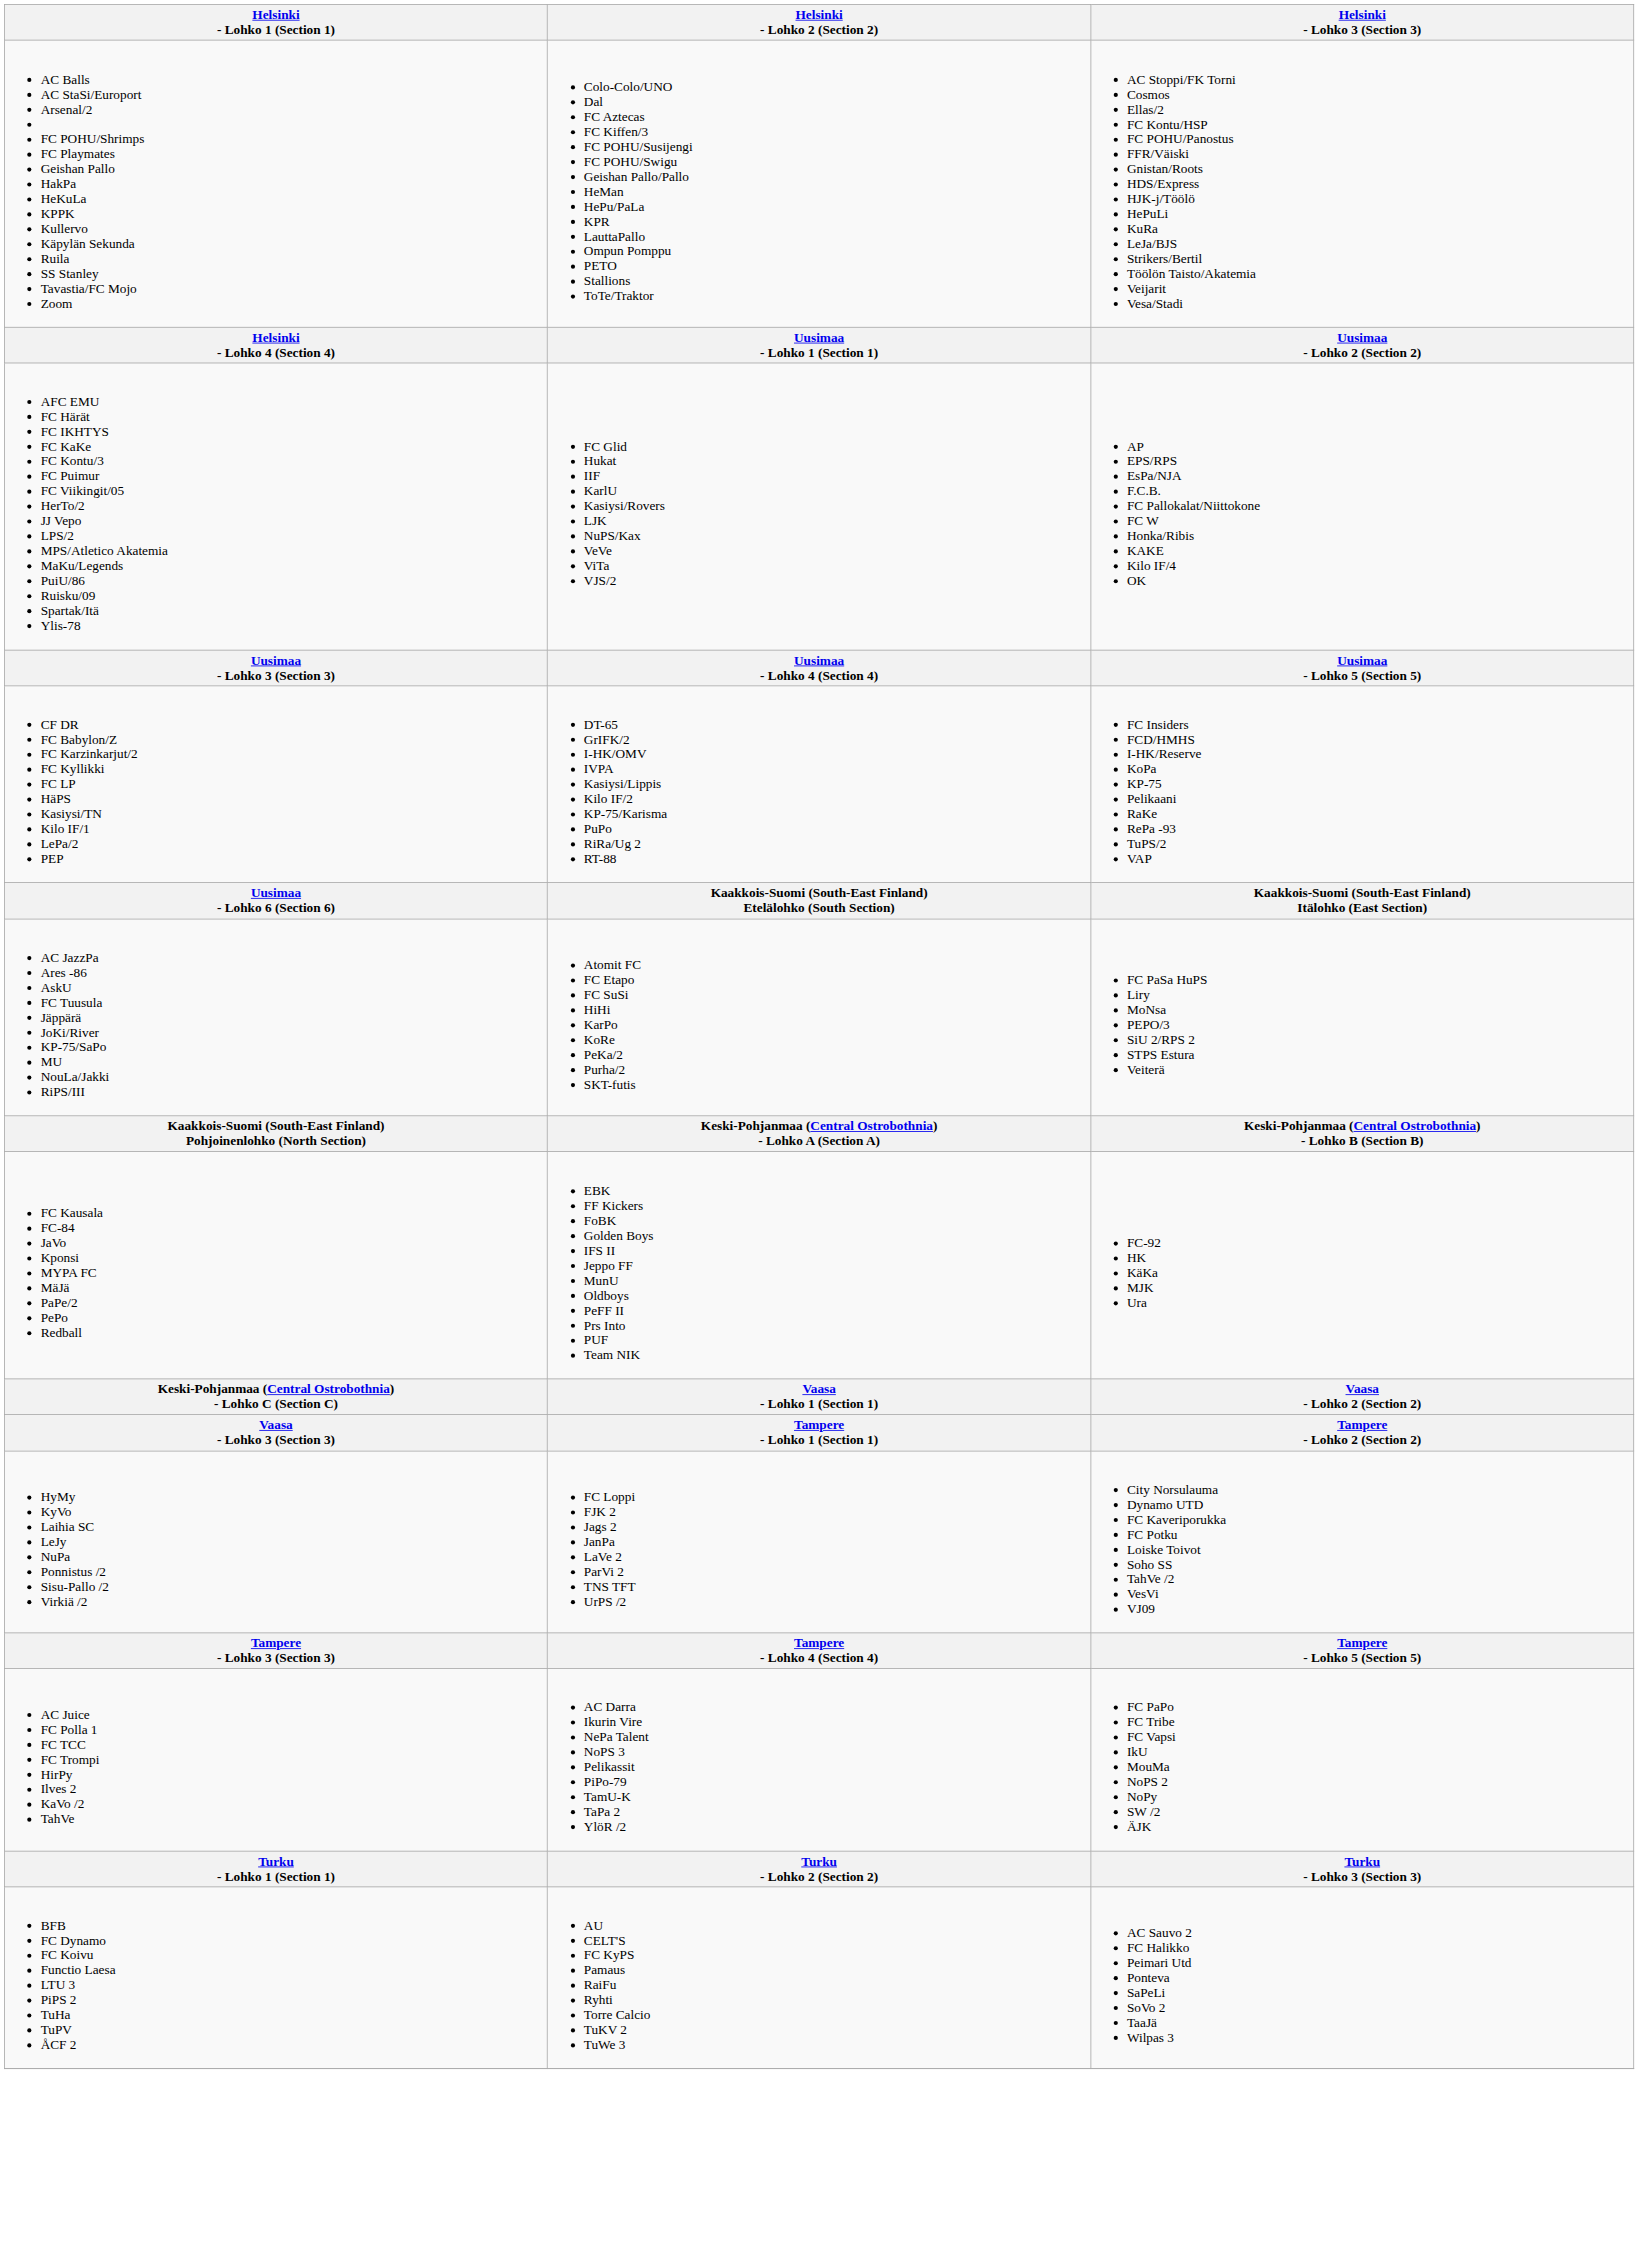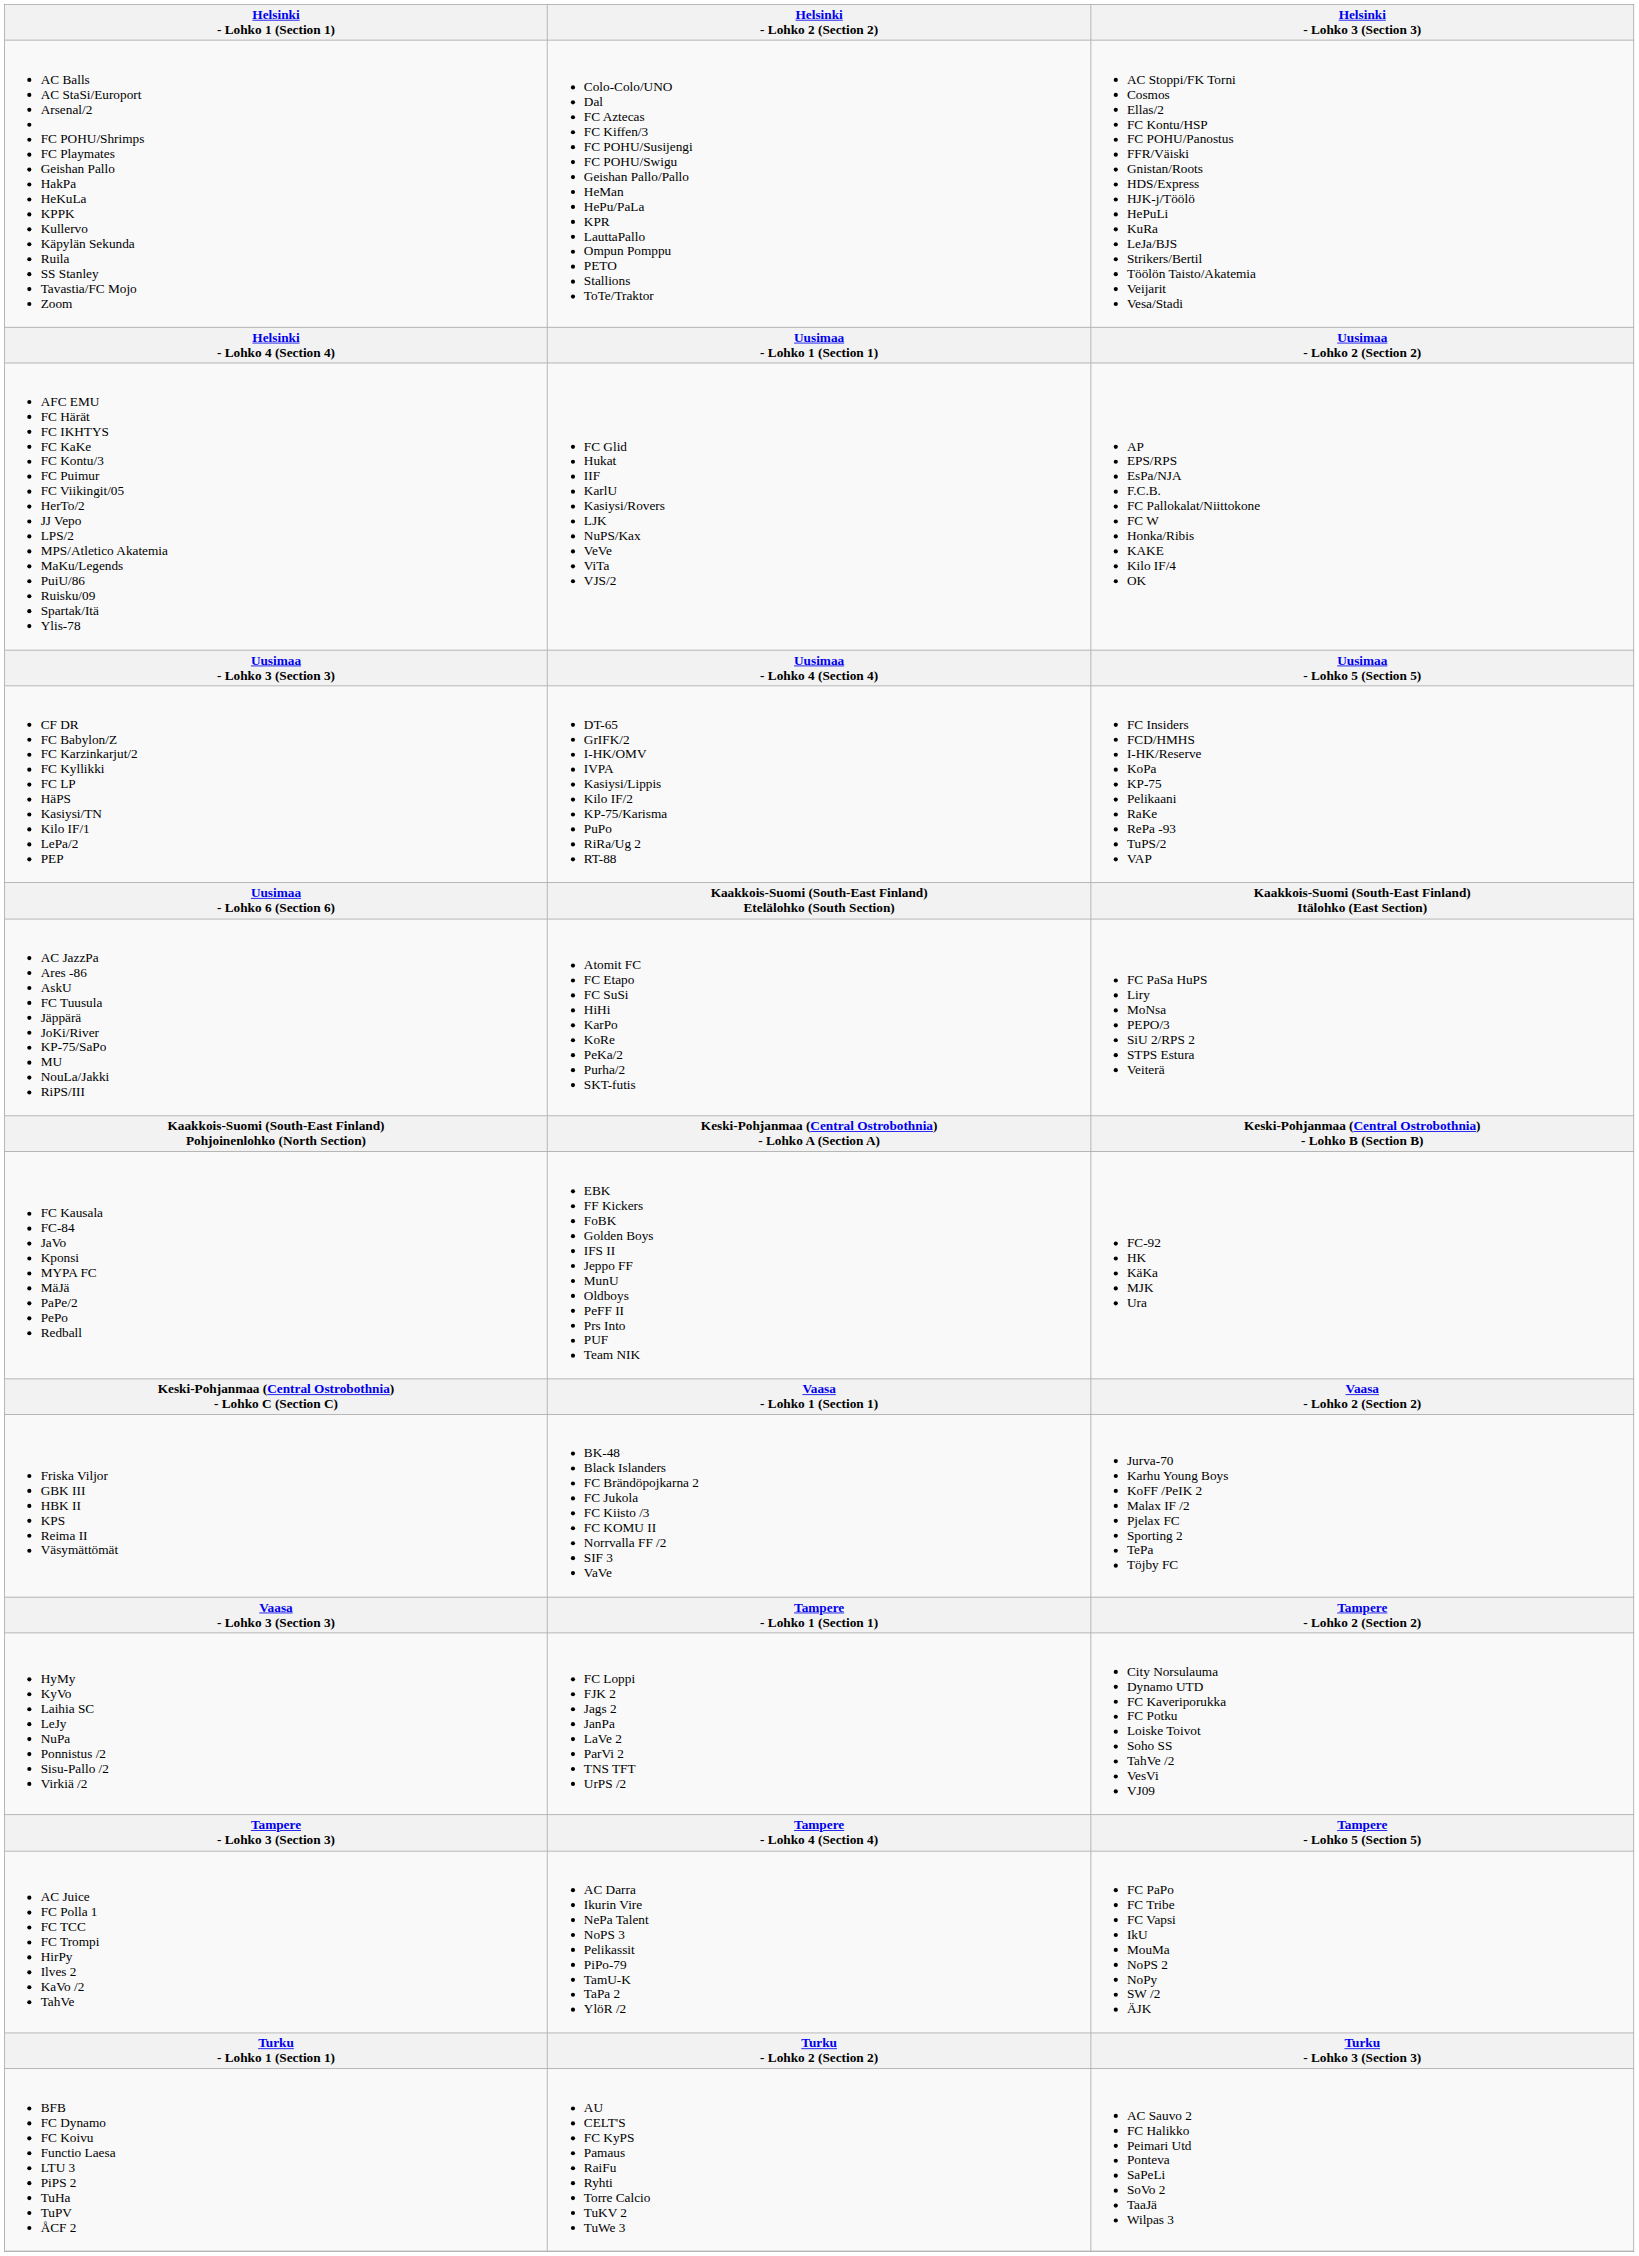+ row: (276, 1513)
